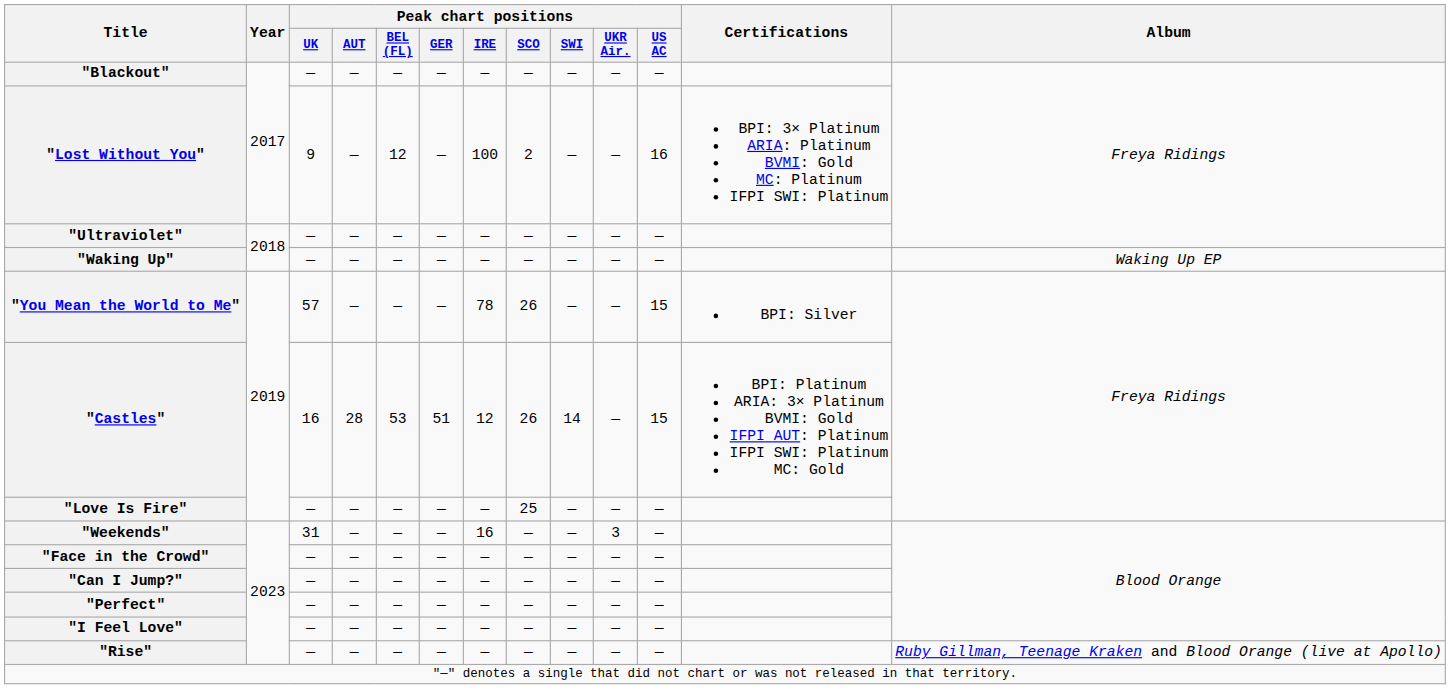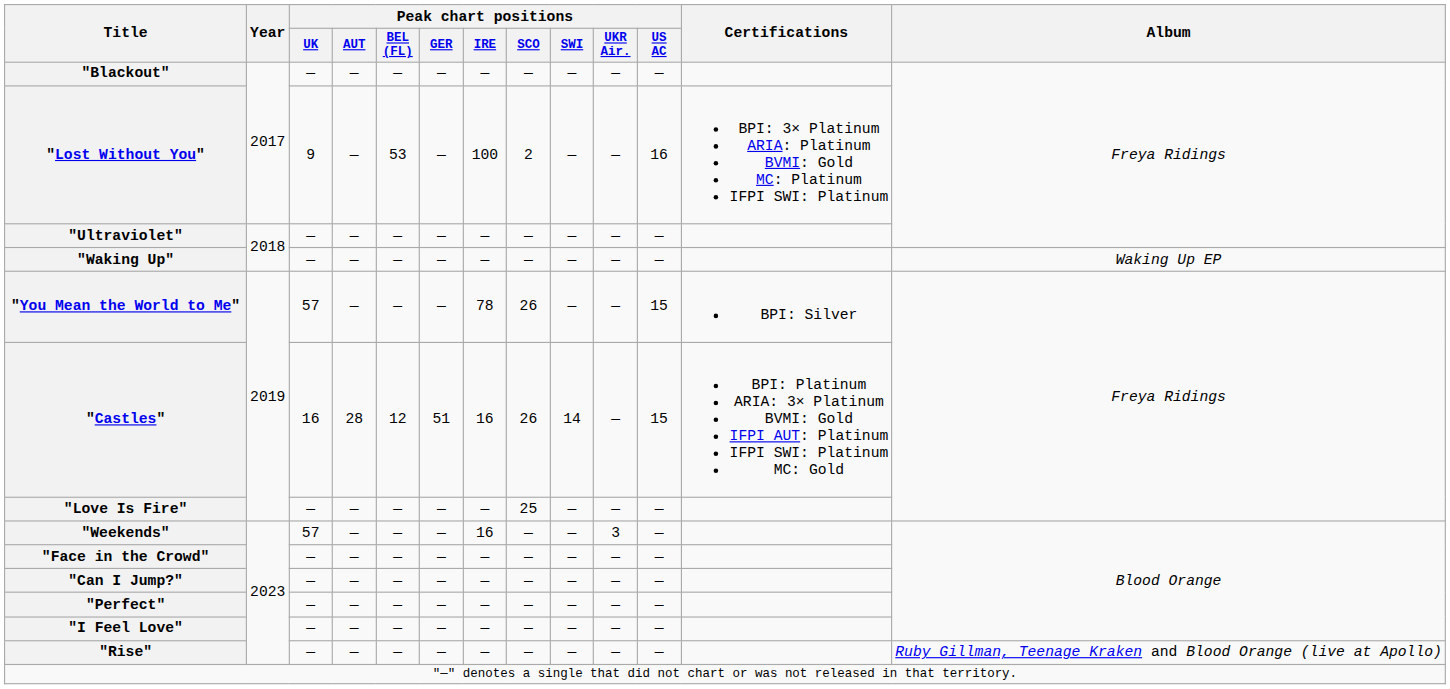(398, 155) 12 -> (398, 155) 53
(398, 419) 53 -> (398, 419) 12
(485, 419) 12 -> (485, 419) 16
(311, 533) 31 -> (311, 533) 57
